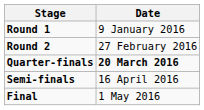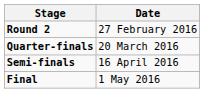- row: (28, 30)
(138, 63) bold -> (138, 46) normal
